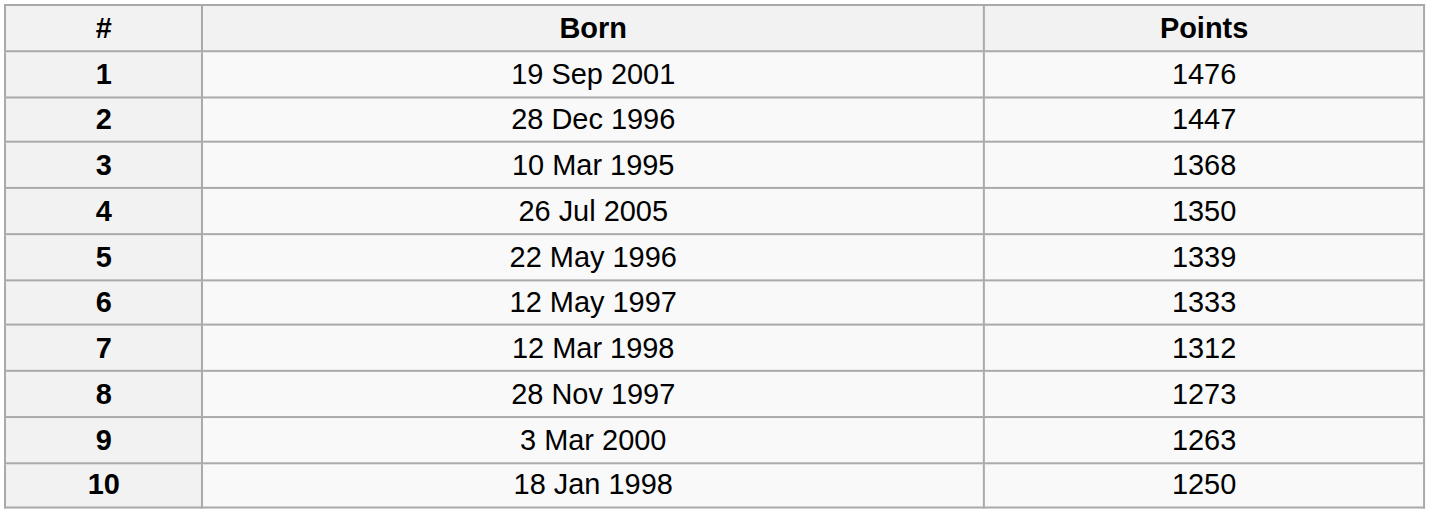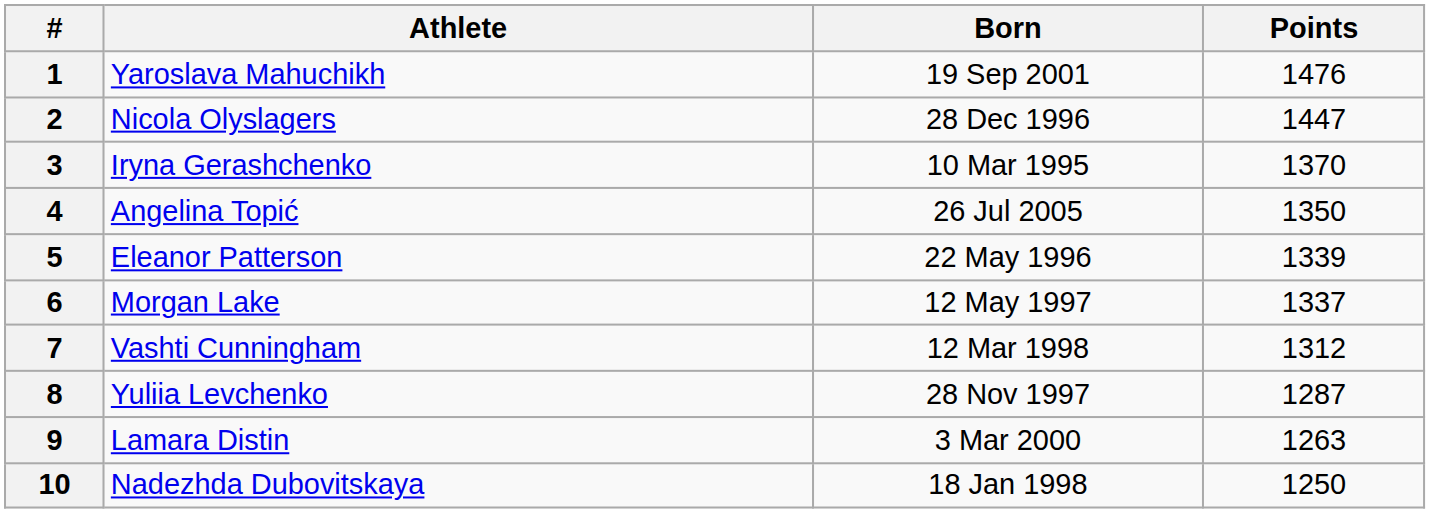+ column: (458, 28)
(1204, 165) 1368 -> (1314, 165) 1370
(1204, 303) 1333 -> (1314, 303) 1337
(1204, 394) 1273 -> (1314, 394) 1287
